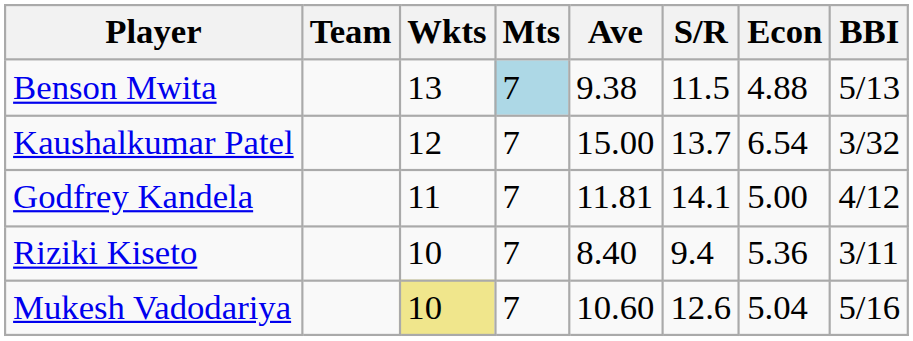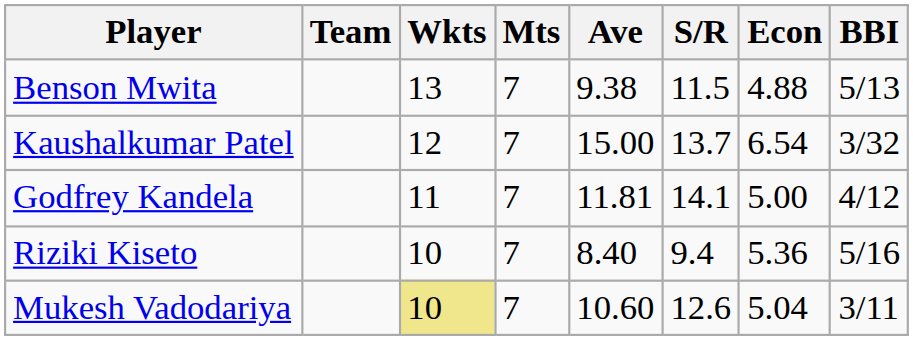(511, 87) lightblue background -> (511, 87) no background
(869, 252) 3/11 -> (869, 252) 5/16
(869, 307) 5/16 -> (869, 307) 3/11
